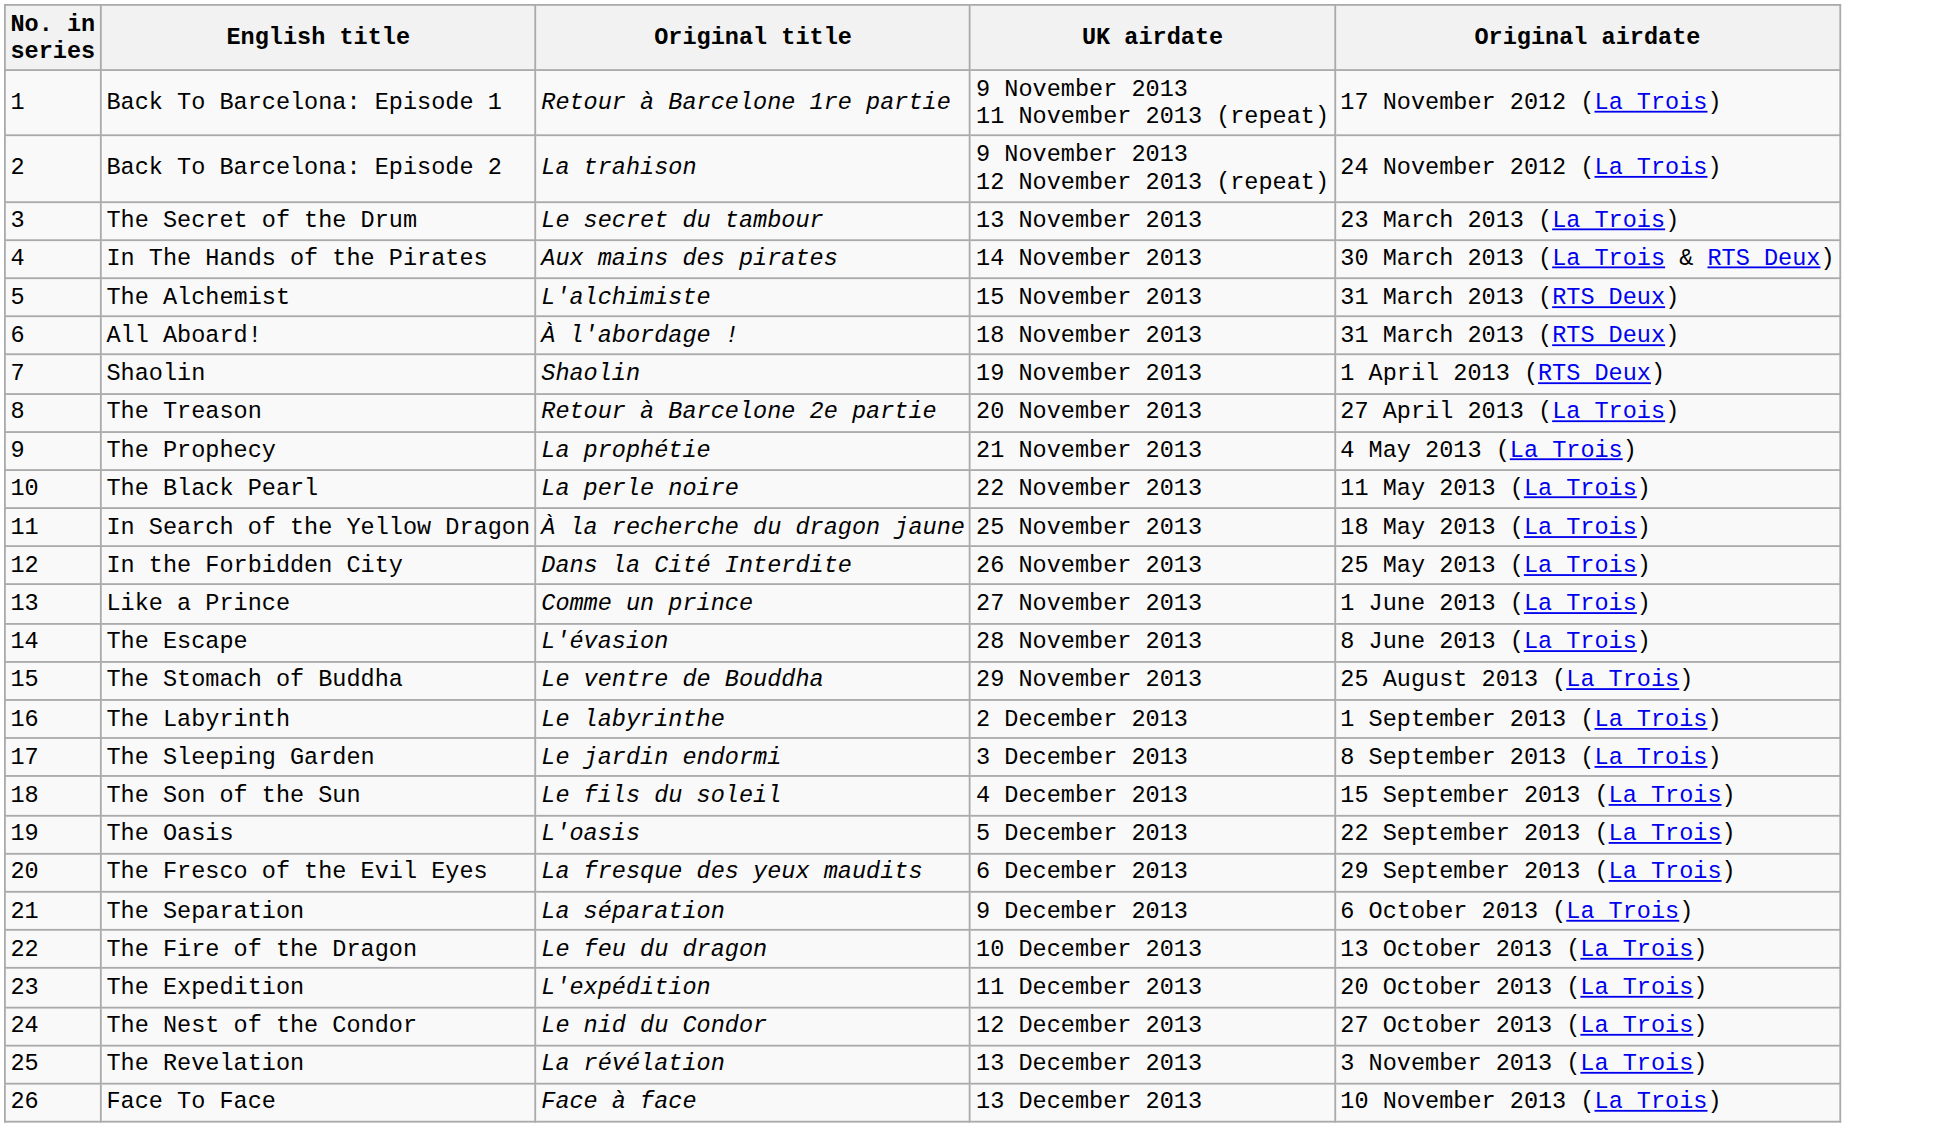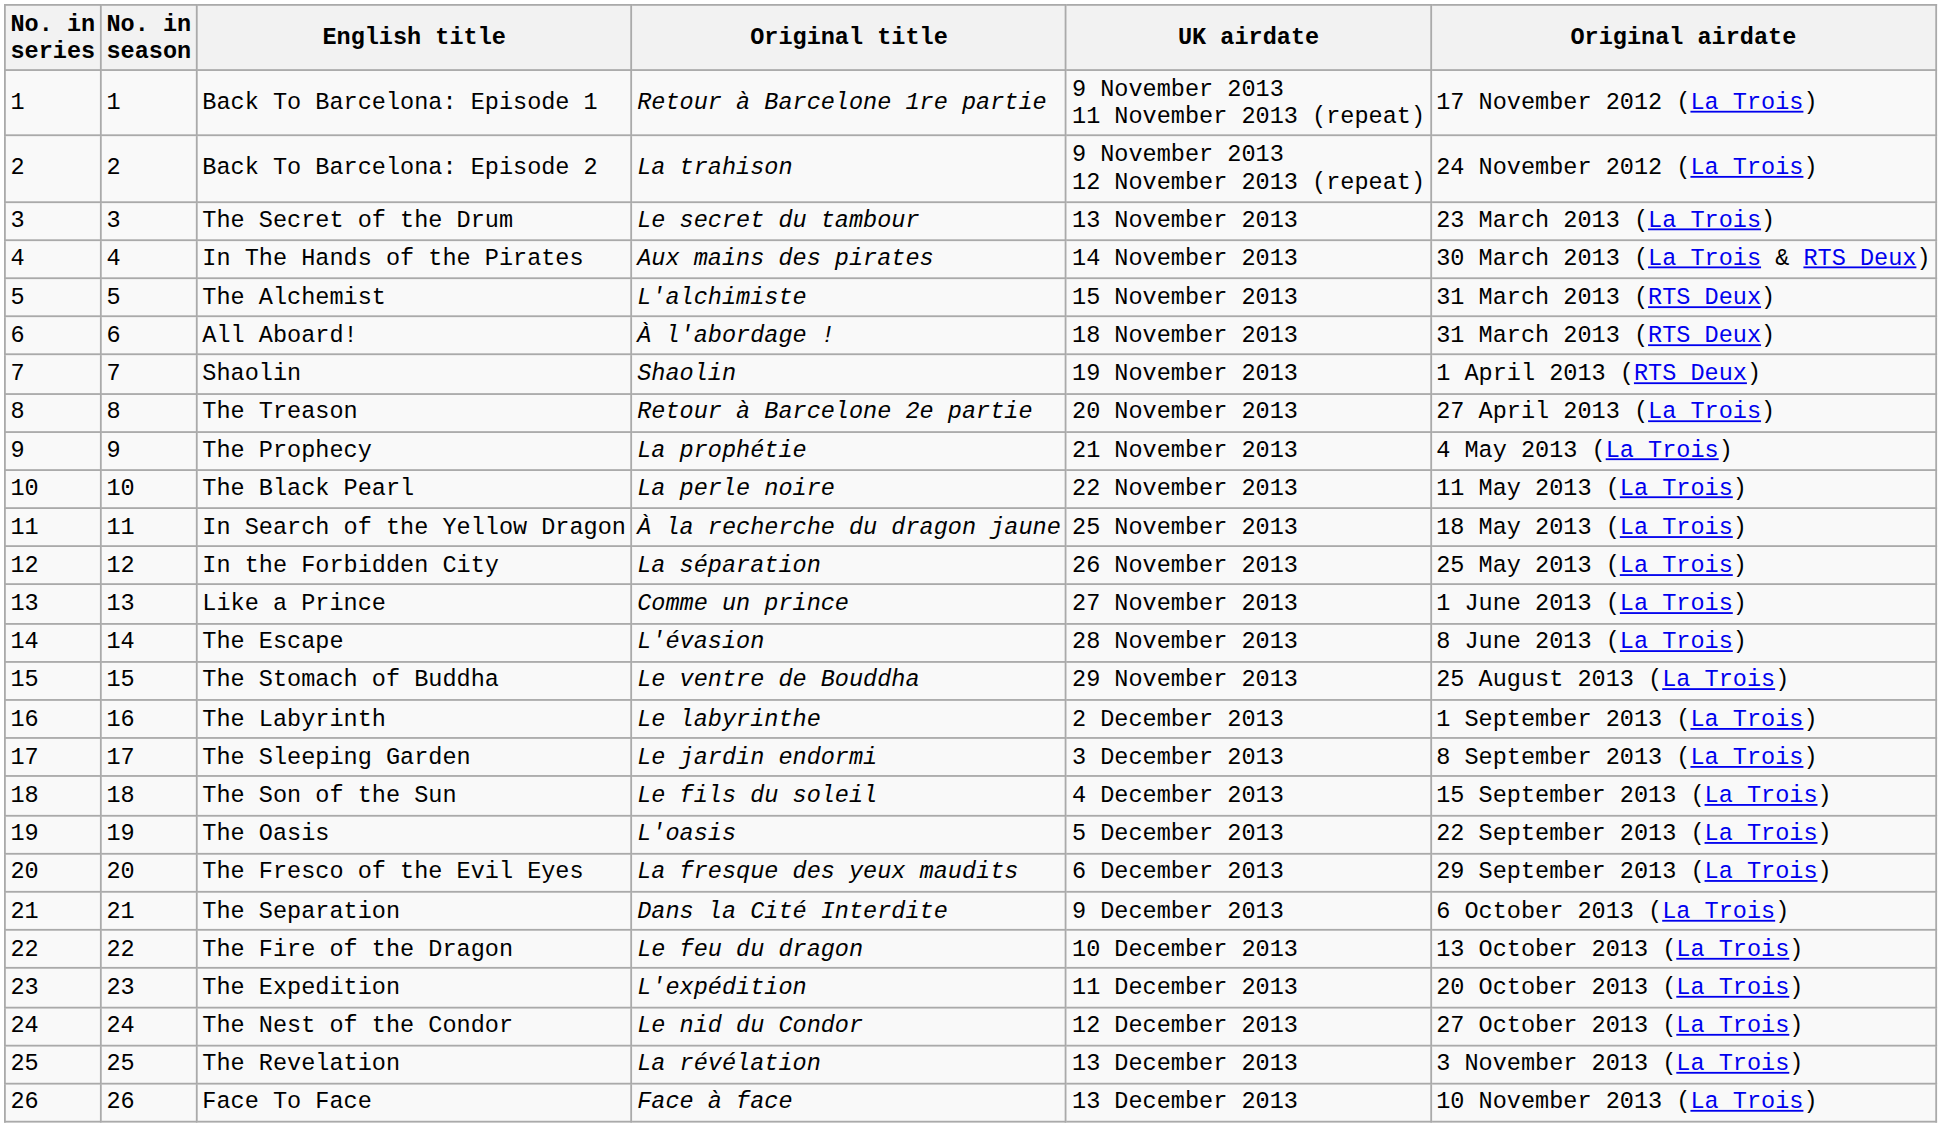+ column: (149, 38)
(697, 566) Dans la Cité Interdite -> (729, 566) La séparation
(633, 911) La séparation -> (793, 911) Dans la Cité Interdite
